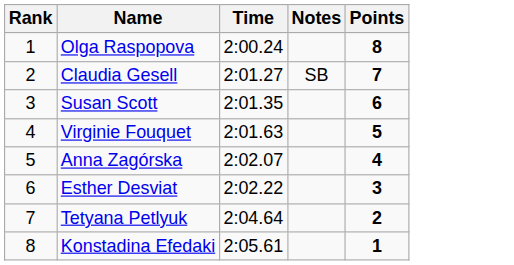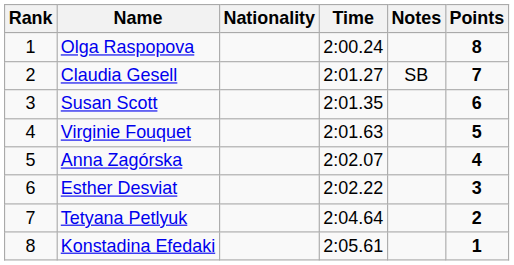+ column: (269, 18)
